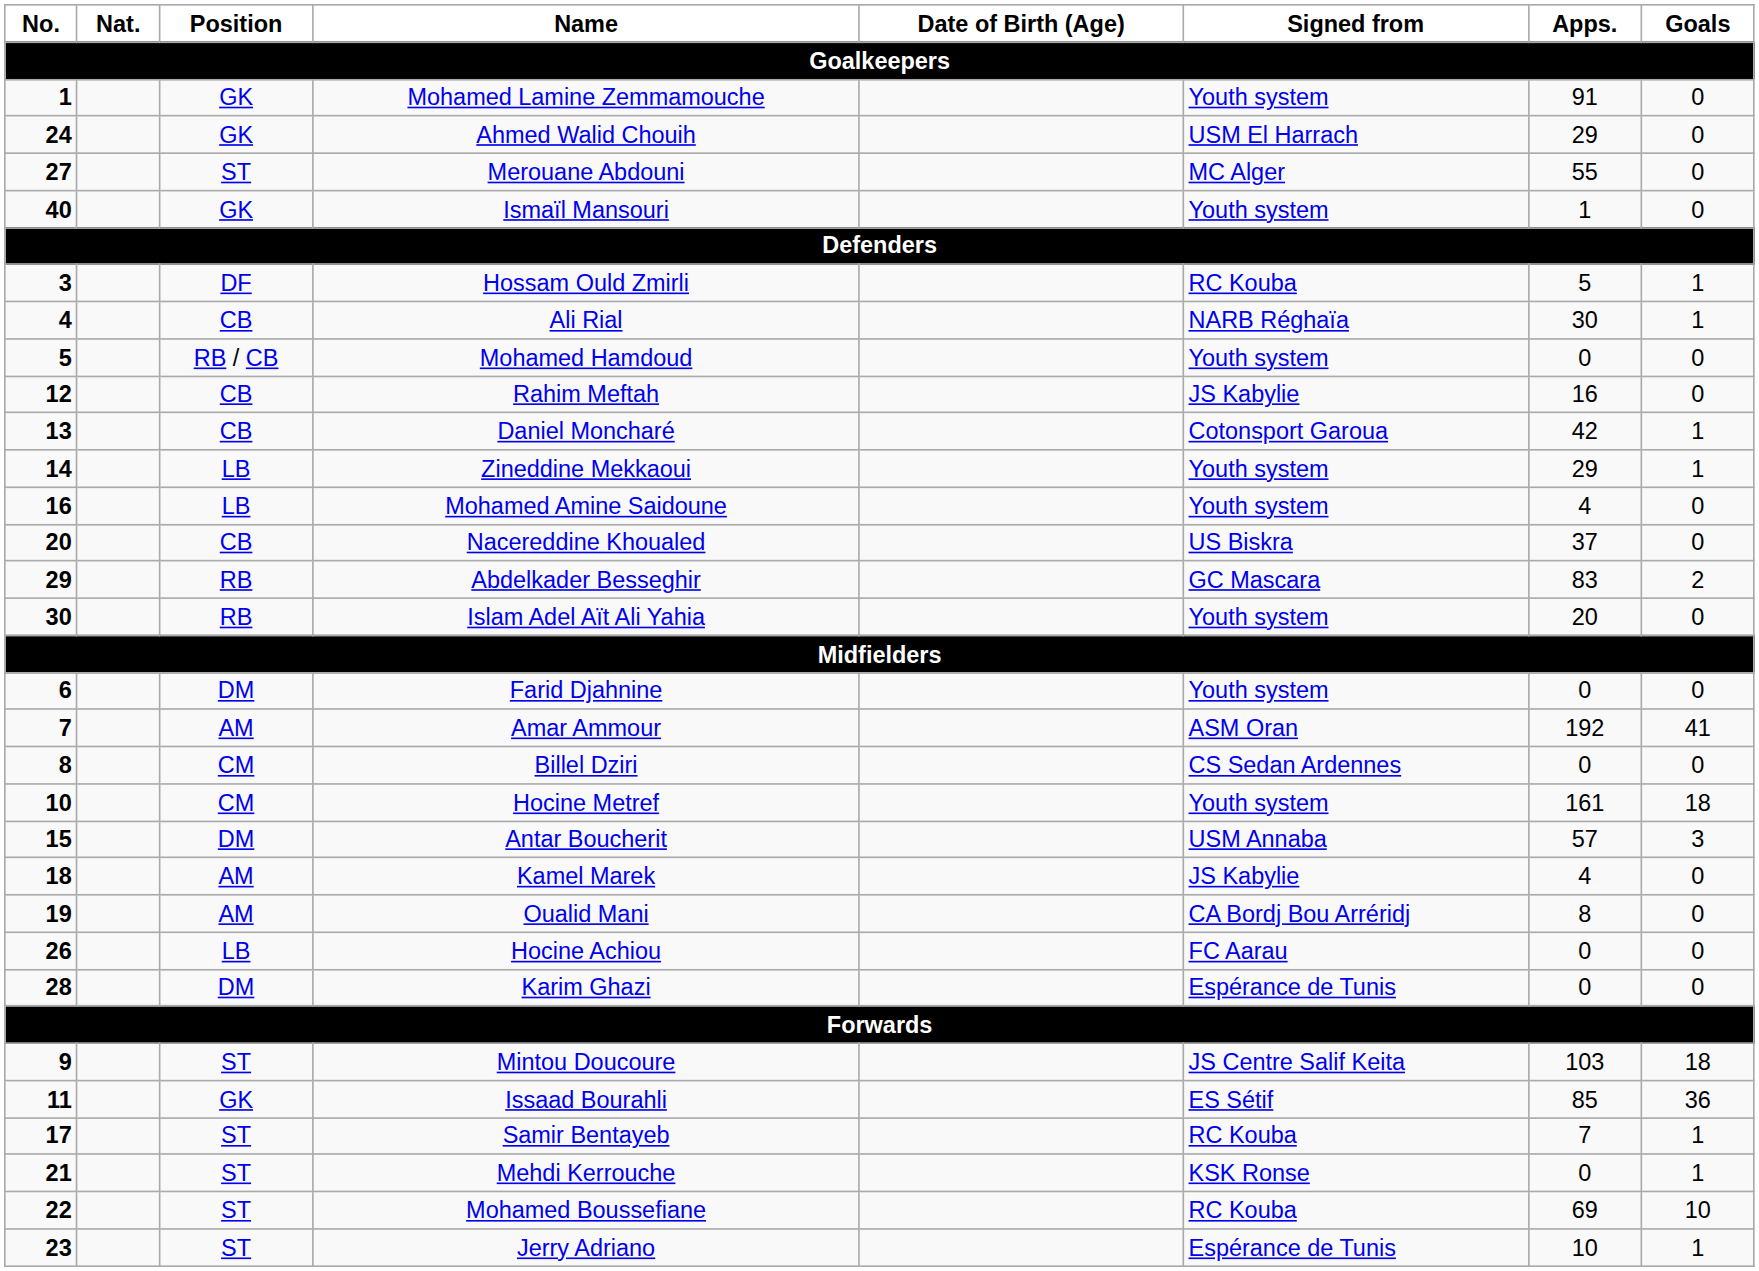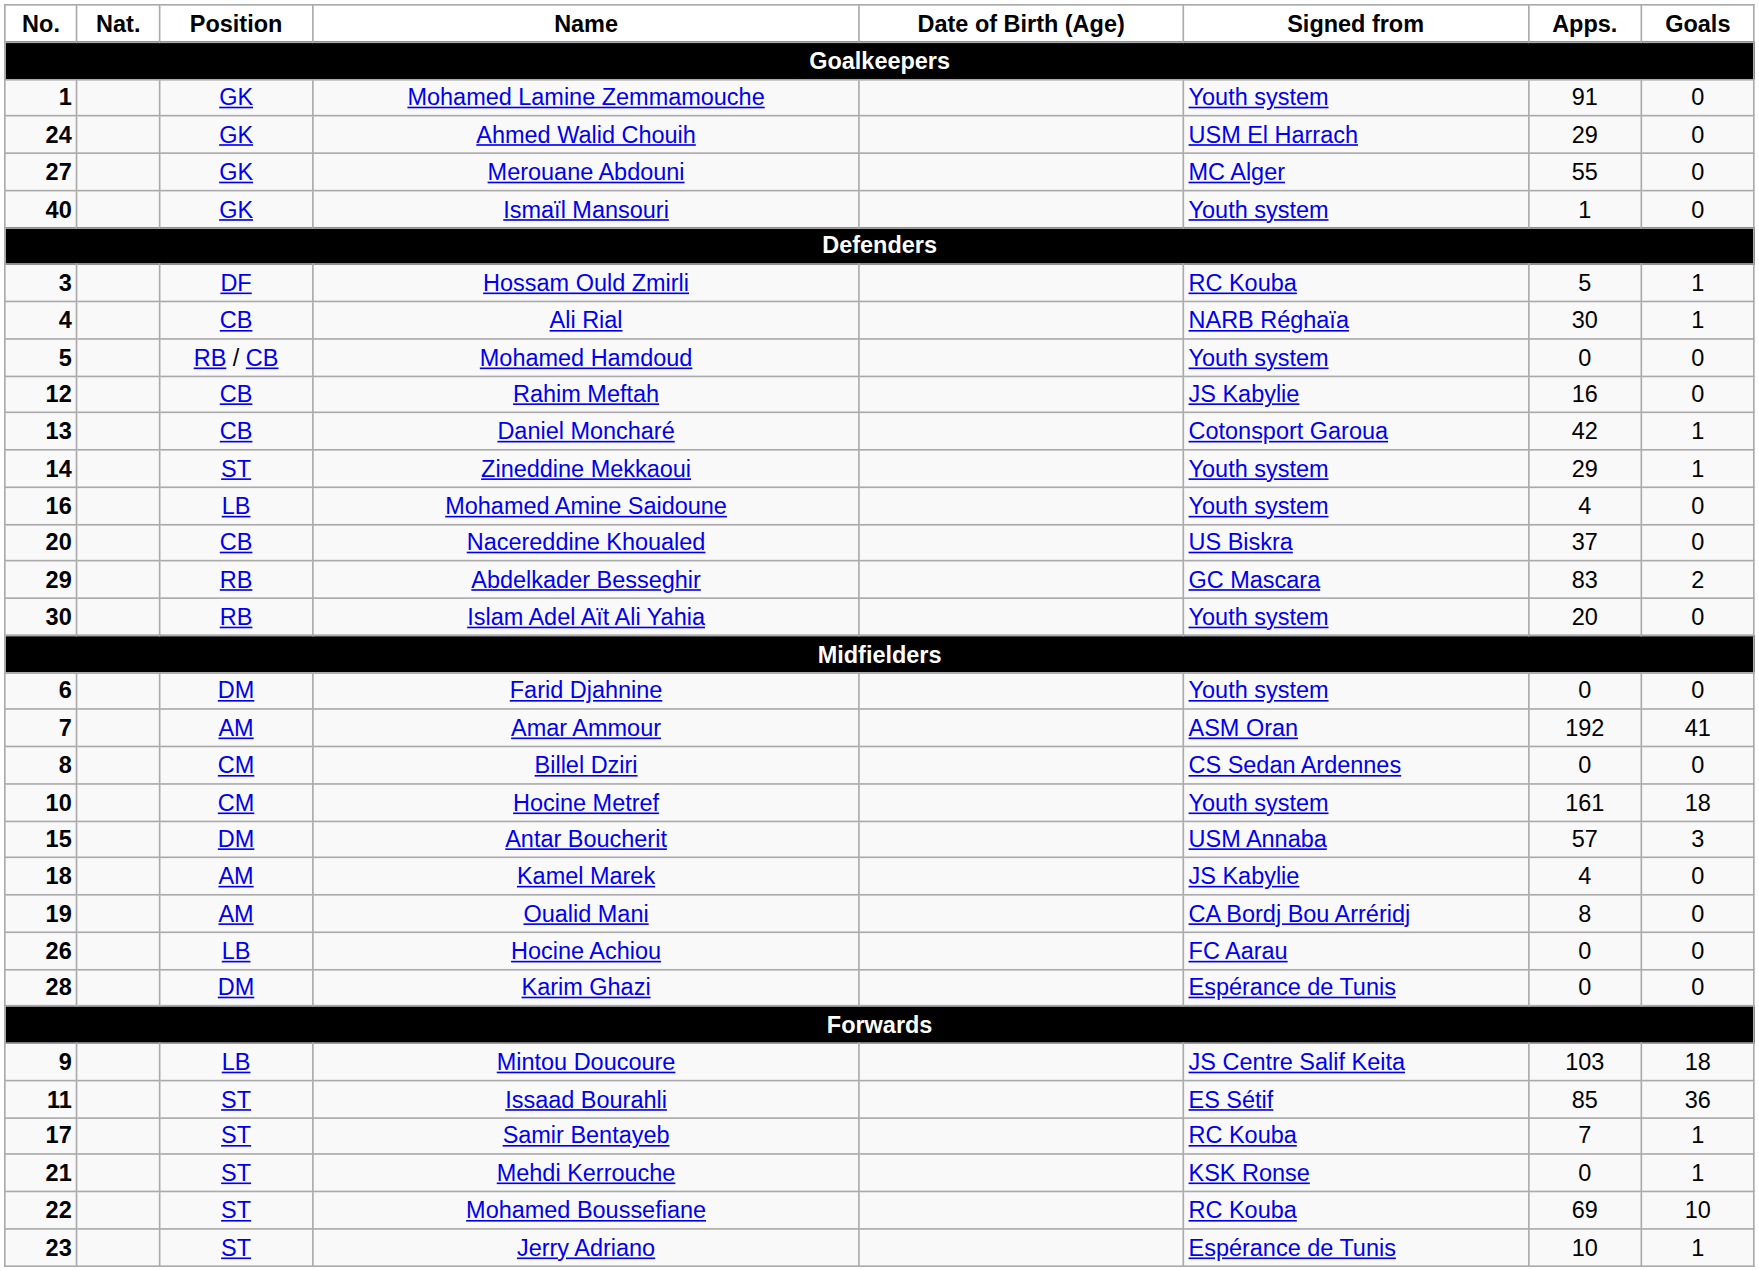(236, 172) ST -> (236, 172) GK
(236, 469) LB -> (236, 469) ST
(236, 1062) ST -> (236, 1062) LB
(236, 1099) GK -> (236, 1099) ST
